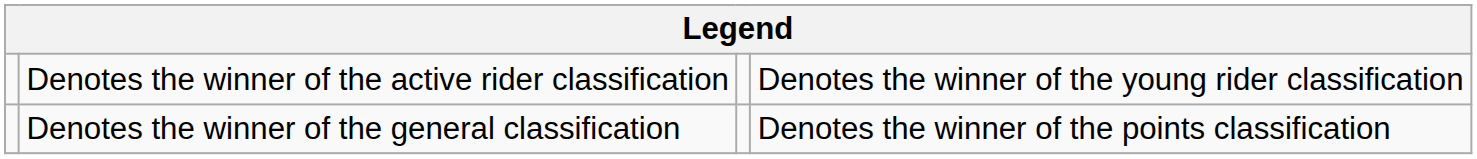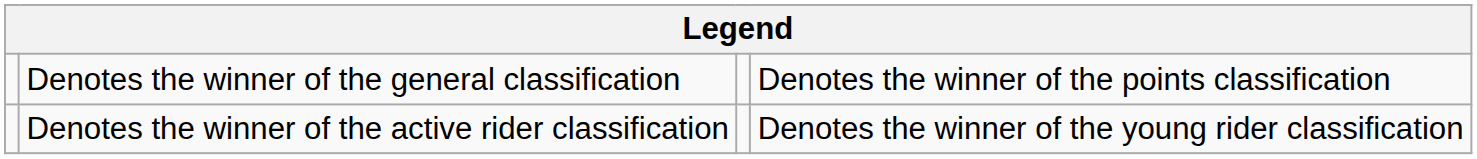rows swapped: (353, 128) <-> (378, 78)
